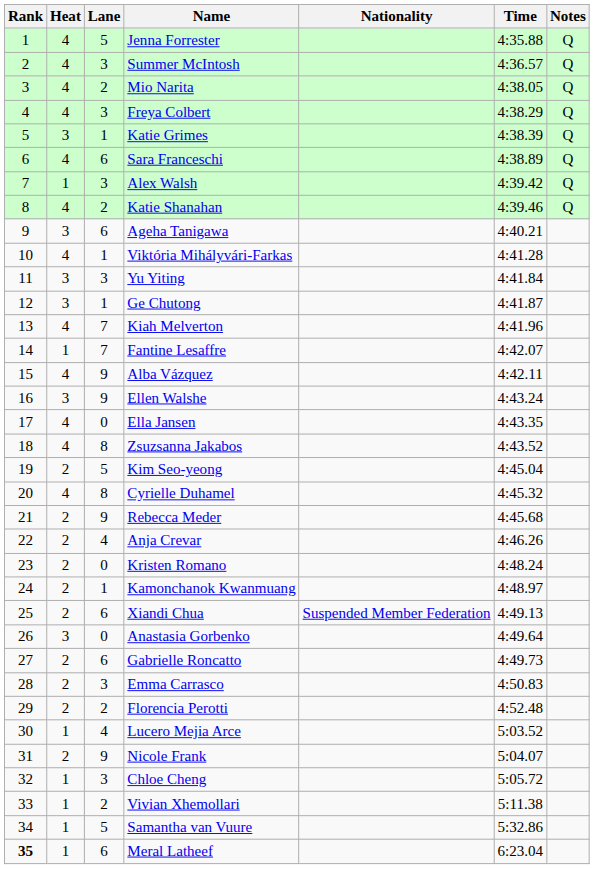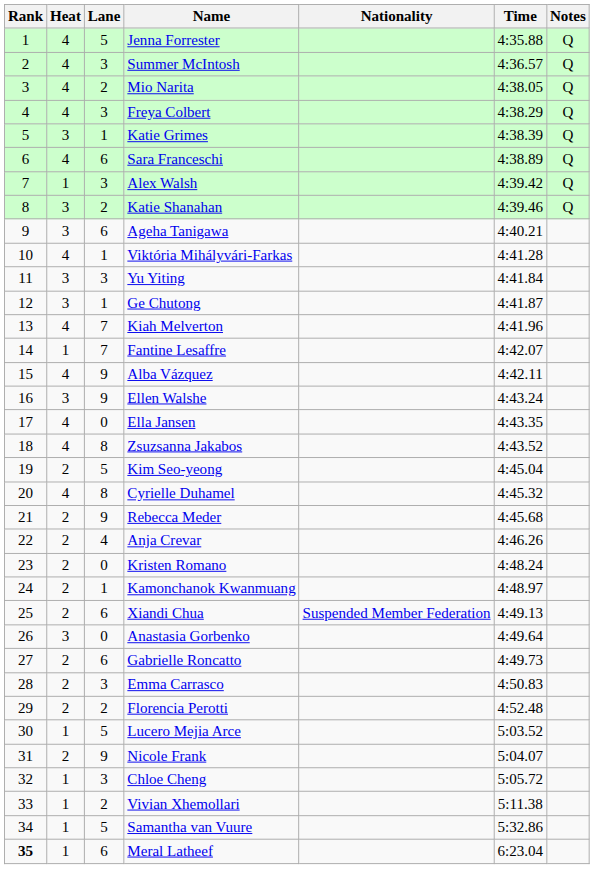(65, 207) 4 -> (65, 207) 3
(104, 732) 4 -> (104, 732) 5
